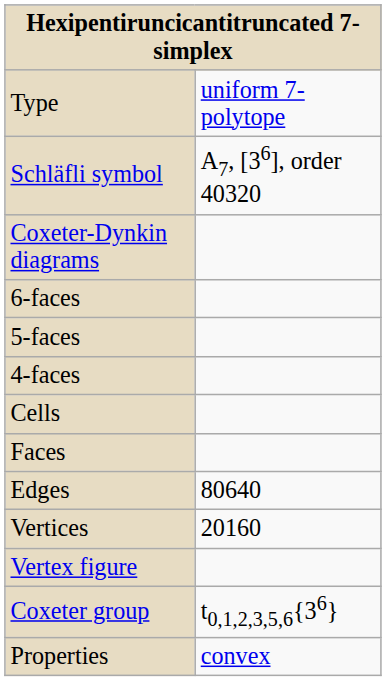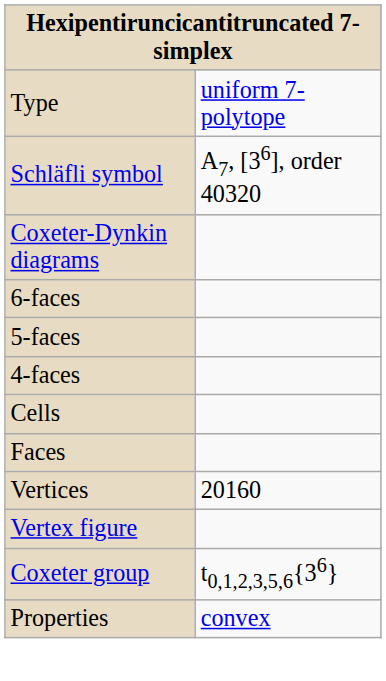- row: (40, 490)
